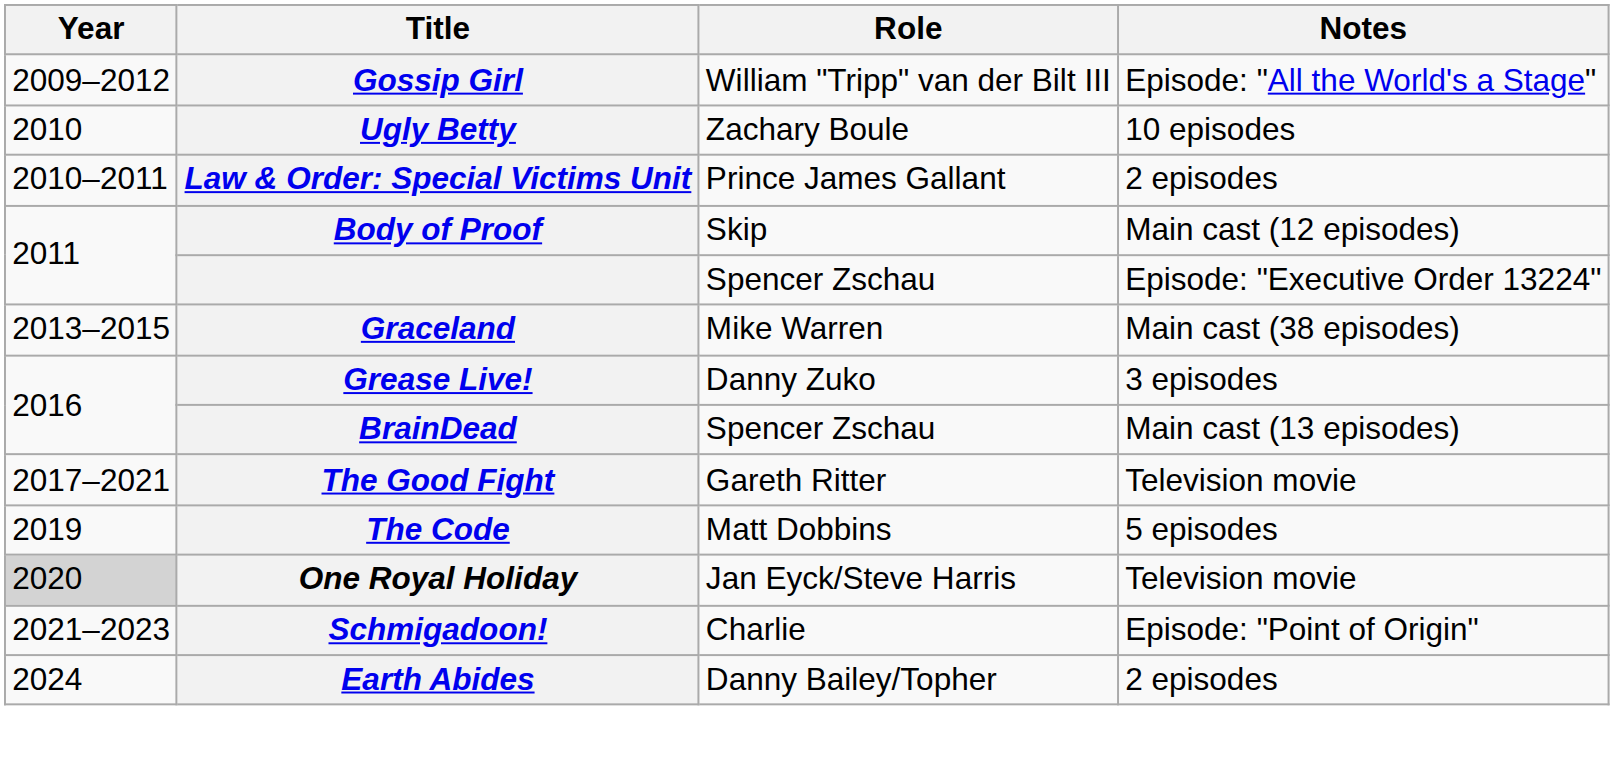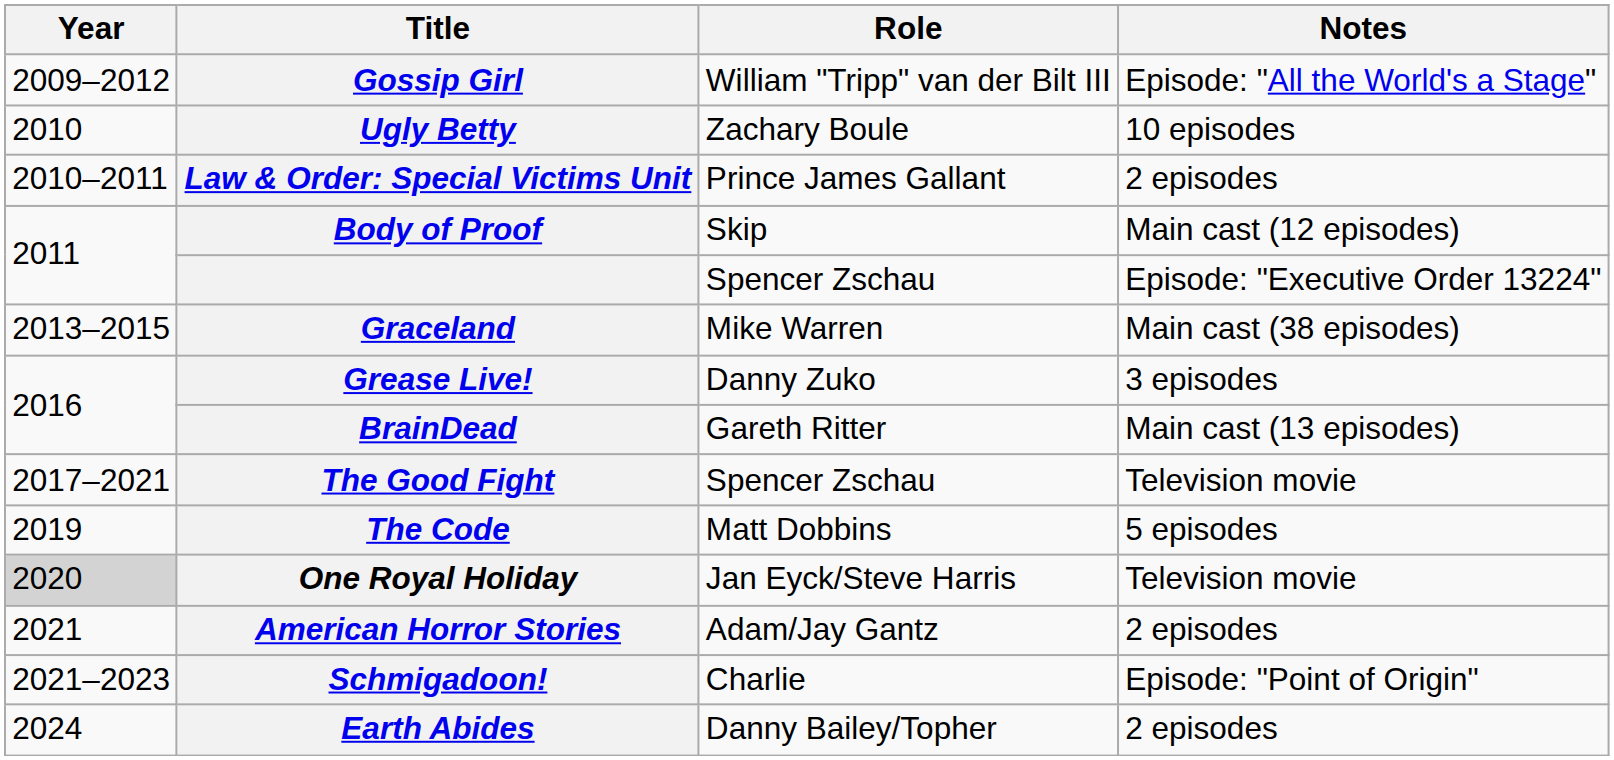(821, 429) Spencer Zschau -> (796, 429) Gareth Ritter
(796, 479) Gareth Ritter -> (821, 479) Spencer Zschau
+ row: (438, 629)
